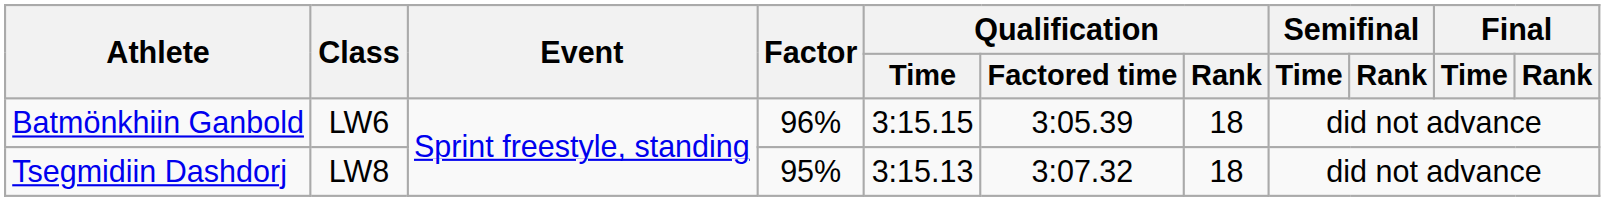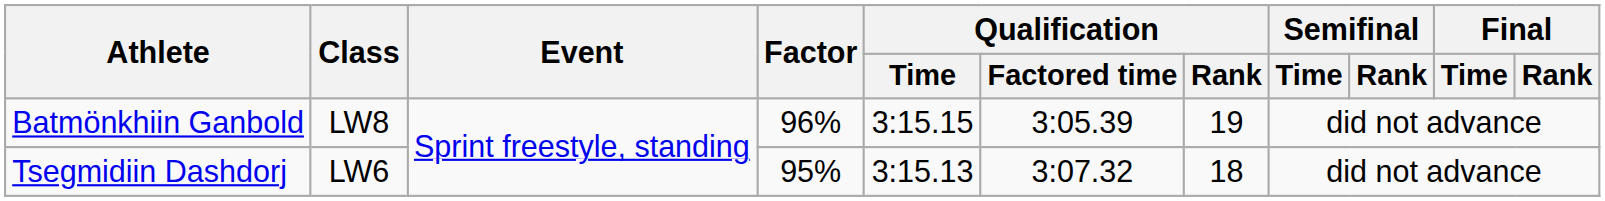(359, 123) LW6 -> (359, 123) LW8
(1226, 123) 18 -> (1226, 123) 19
(359, 172) LW8 -> (359, 172) LW6
